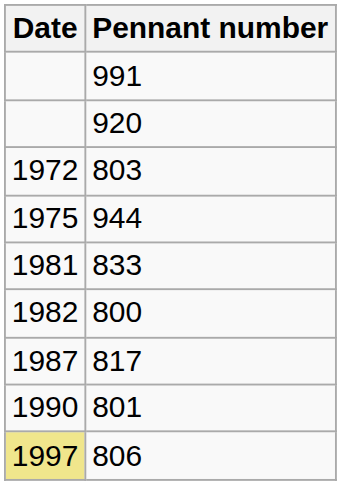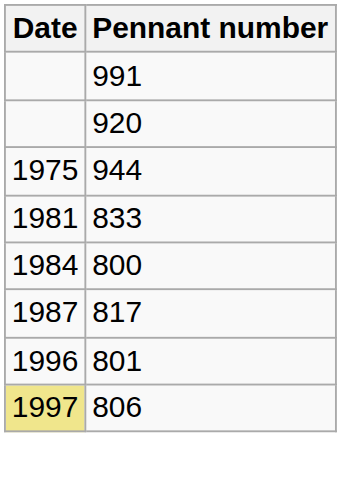- row: (117, 170)
(45, 312) 1982 -> (45, 265) 1984
(45, 407) 1990 -> (45, 360) 1996
